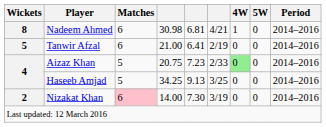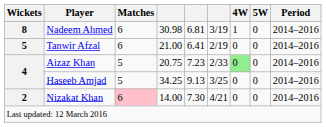(219, 30) 4/21 -> (219, 30) 3/19
(219, 97) 3/19 -> (219, 97) 4/21
